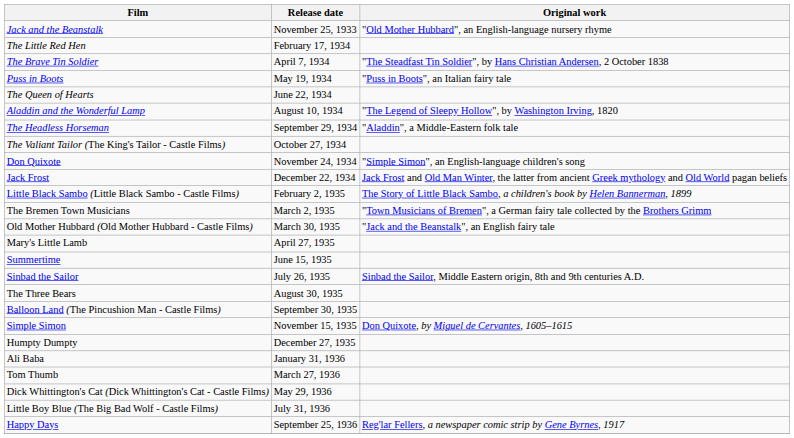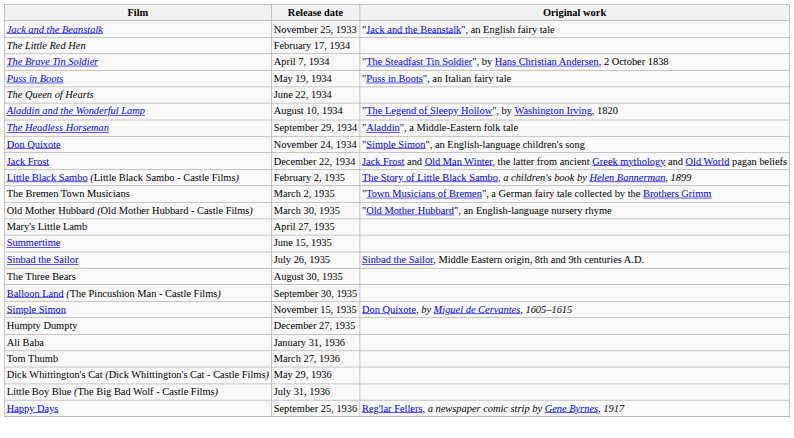(487, 29) "Old Mother Hubbard", an English-language nursery rhyme -> (458, 29) "Jack and the Beanstalk", an English fairy tale
- row: (116, 144)
(458, 227) "Jack and the Beanstalk", an English fairy tale -> (487, 210) "Old Mother Hubbard", an English-language nursery rhyme
